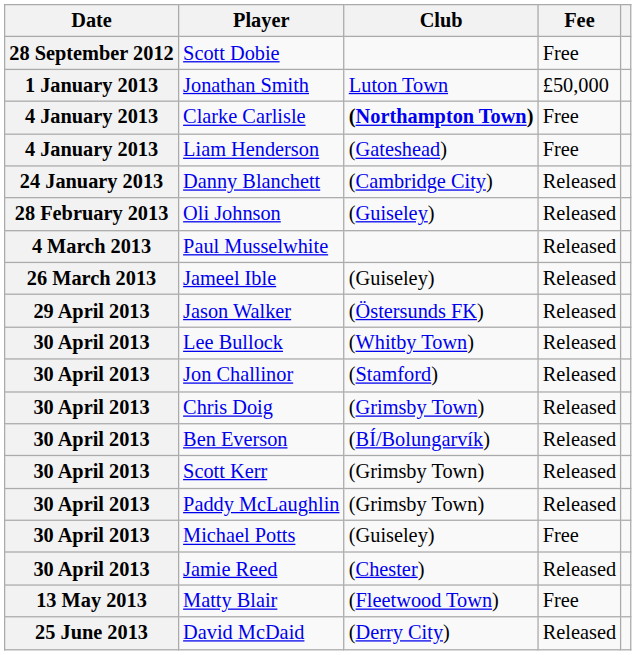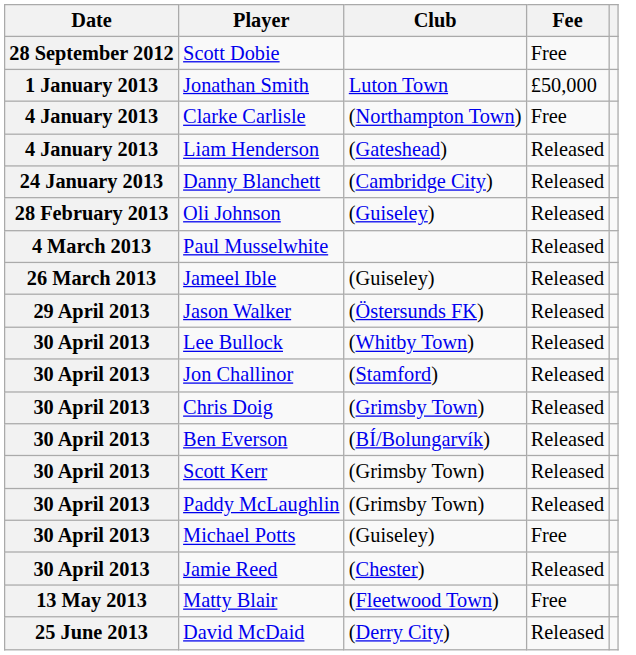(441, 117) bold -> (435, 117) normal
(561, 149) Free -> (567, 149) Released
